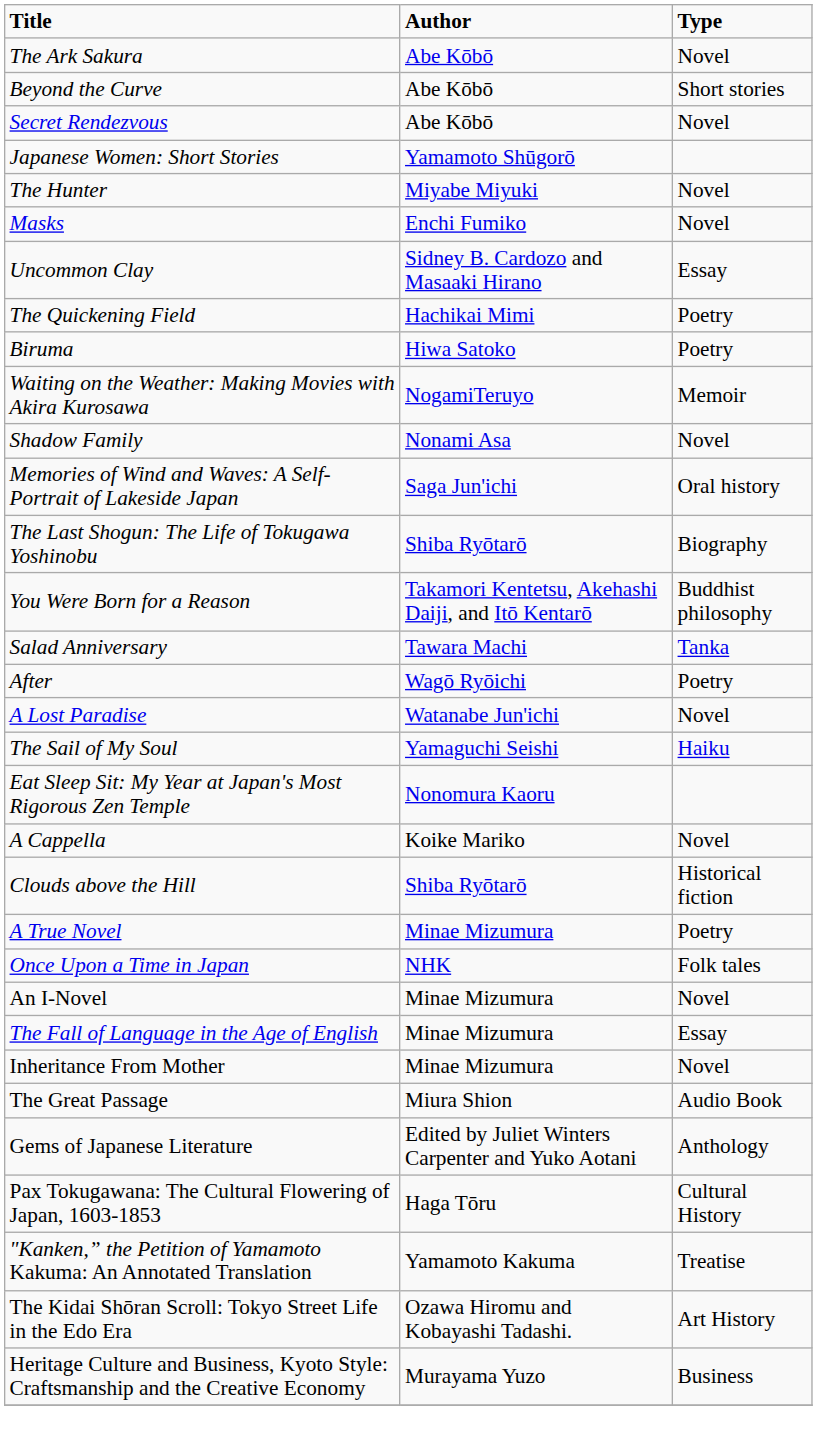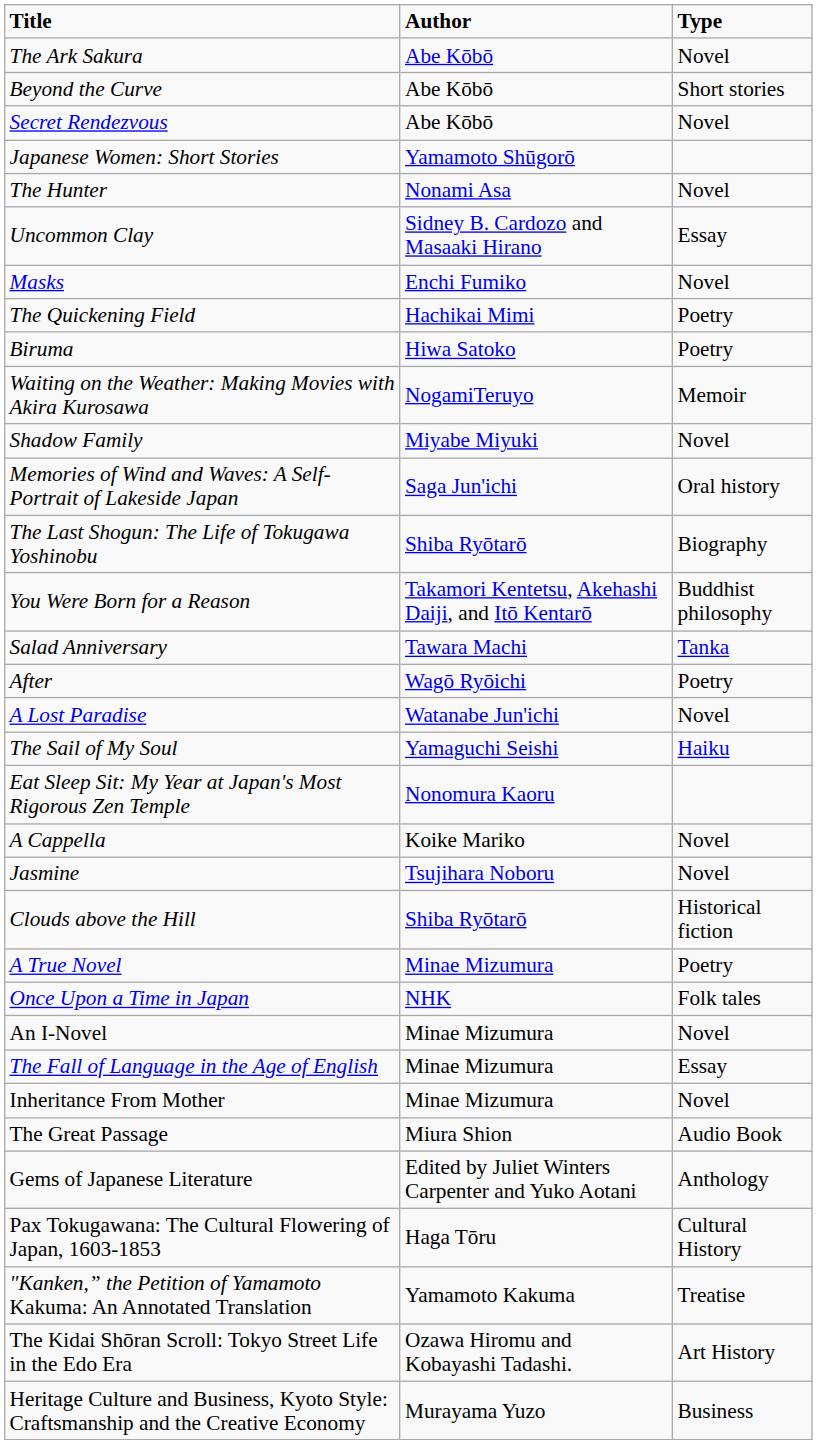(472, 190) Miyabe Miyuki -> (458, 190) Nonami Asa
rows swapped: (81, 269) <-> (37, 223)
(458, 440) Nonami Asa -> (472, 440) Miyabe Miyuki
+ row: (44, 873)
